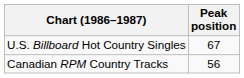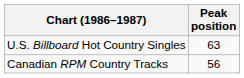(214, 45) 67 -> (214, 45) 63
